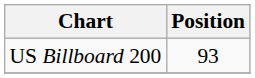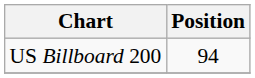(208, 55) 93 -> (208, 55) 94
